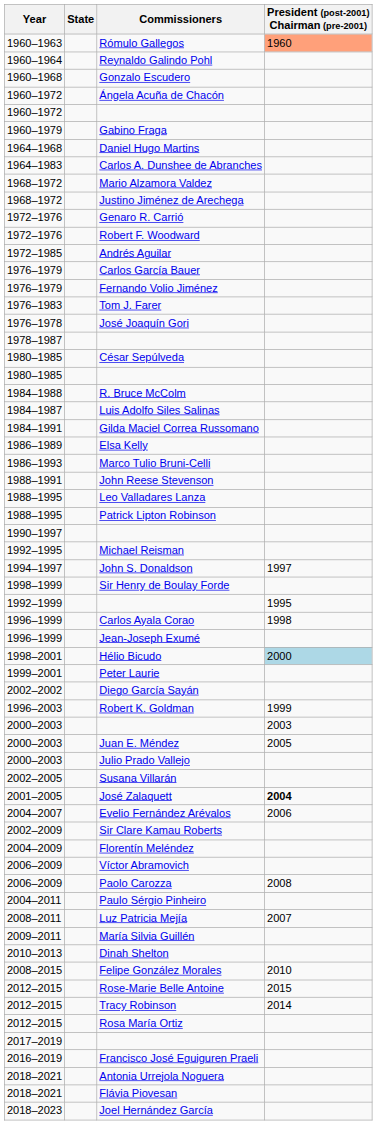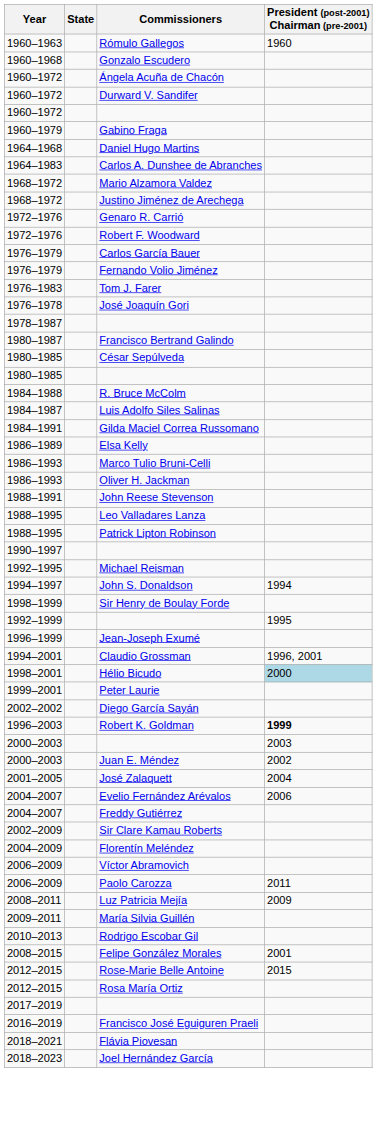(279, 43) lightsalmon background -> (279, 43) no background
- row: (35, 60)
+ row: (35, 95)
- row: (35, 253)
+ row: (35, 340)
+ row: (35, 480)
(279, 568) 1997 -> (279, 585) 1994
- row: (35, 620)
+ row: (35, 655)
(279, 708) normal -> (279, 726) bold
(279, 743) 2005 -> (279, 761) 2002
- row: (35, 761)
- row: (35, 778)
(279, 796) bold -> (279, 778) normal
+ row: (35, 813)
(279, 883) 2008 -> (279, 883) 2011
- row: (34, 901)
(279, 918) 2007 -> (279, 901) 2009
+ row: (35, 936)
- row: (35, 953)
(279, 971) 2010 -> (279, 953) 2001
- row: (35, 1006)
- row: (35, 1076)
